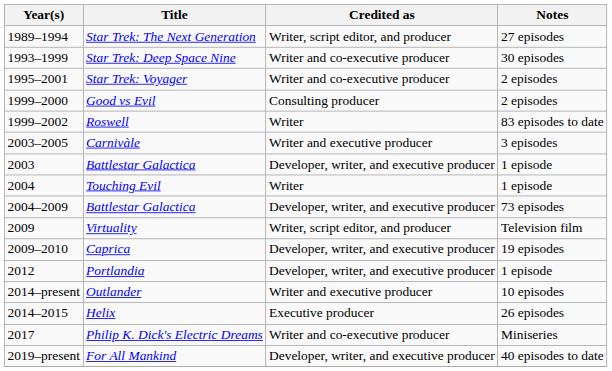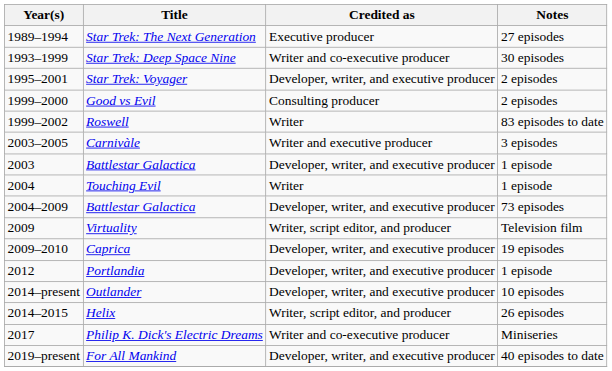(360, 36) Writer, script editor, and producer -> (321, 36) Executive producer
(359, 79) Writer and co-executive producer -> (382, 79) Developer, writer, and executive producer
(351, 292) Writer and executive producer -> (382, 292) Developer, writer, and executive producer
(321, 313) Executive producer -> (360, 313) Writer, script editor, and producer
